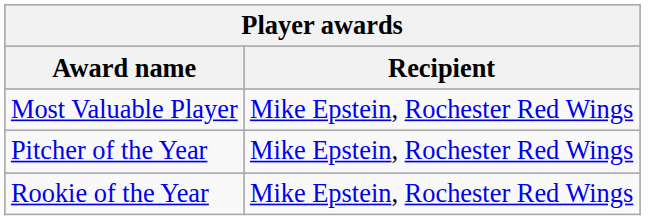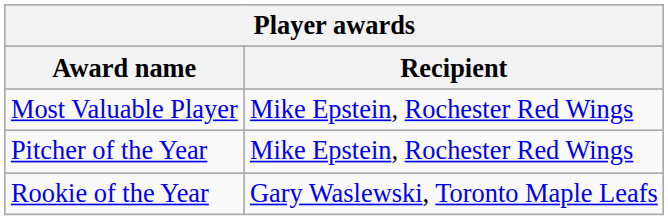(442, 192) Mike Epstein, Rochester Red Wings -> (454, 192) Gary Waslewski, Toronto Maple Leafs
